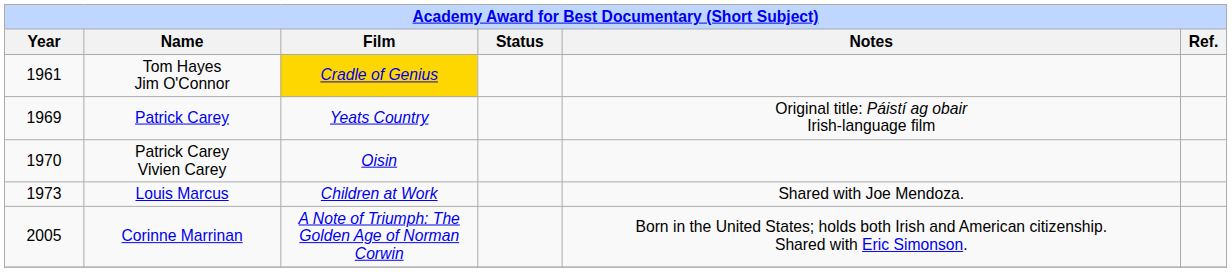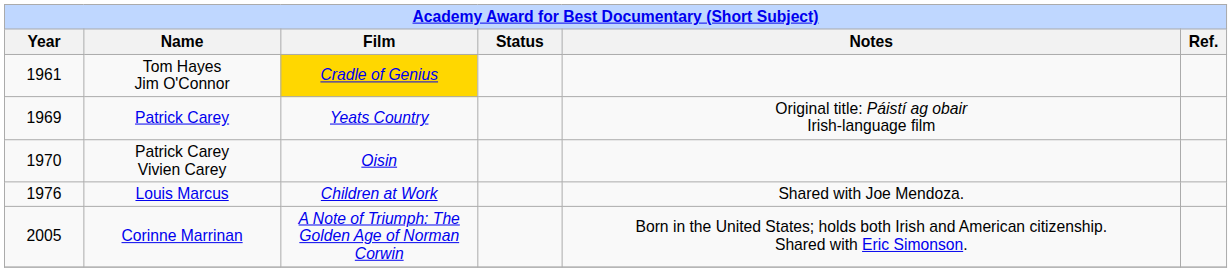(44, 194) 1973 -> (44, 194) 1976
